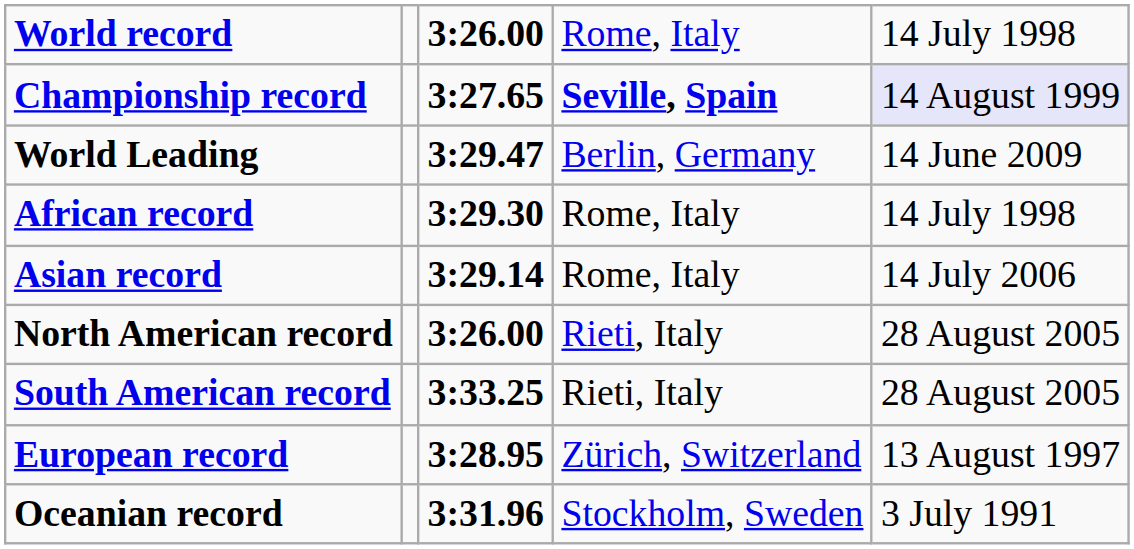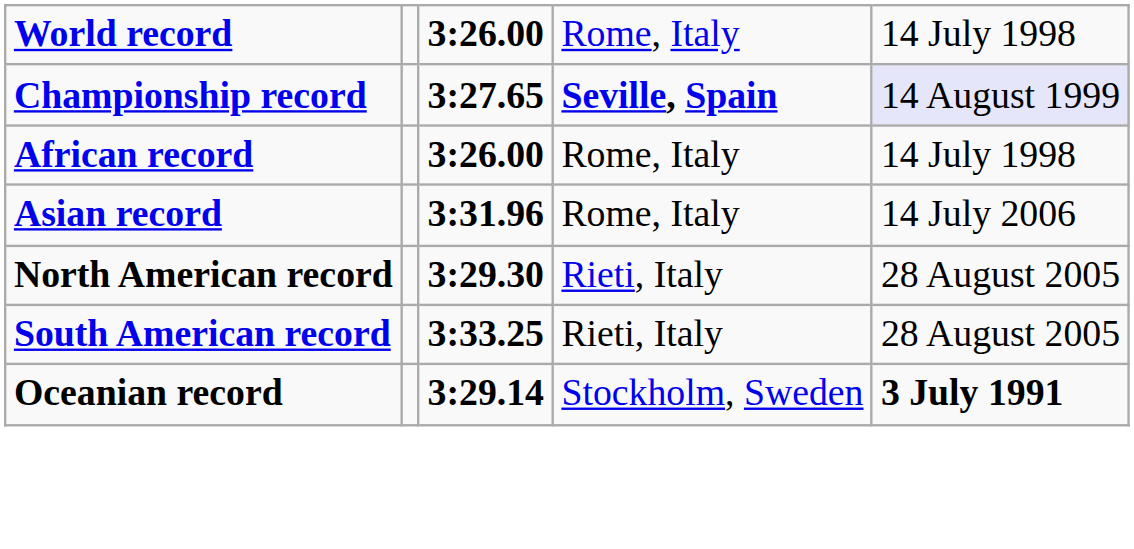- row: (136, 154)
(486, 214) 3:29.30 -> (486, 154) 3:26.00
(486, 273) 3:29.14 -> (486, 214) 3:31.96
(486, 333) 3:26.00 -> (486, 273) 3:29.30
- row: (151, 453)
(486, 513) 3:31.96 -> (486, 393) 3:29.14
(969, 513) normal -> (972, 393) bold
